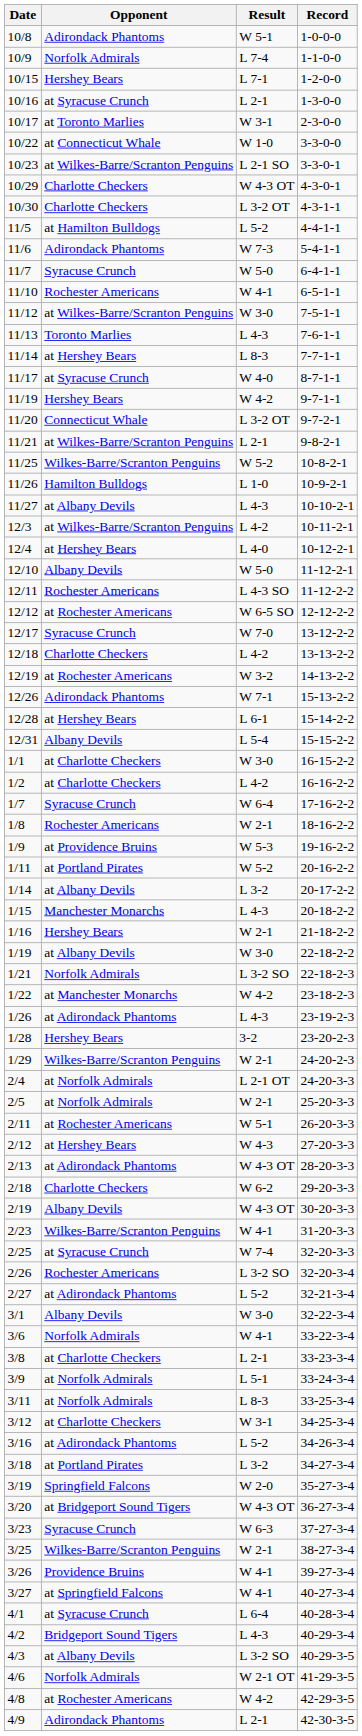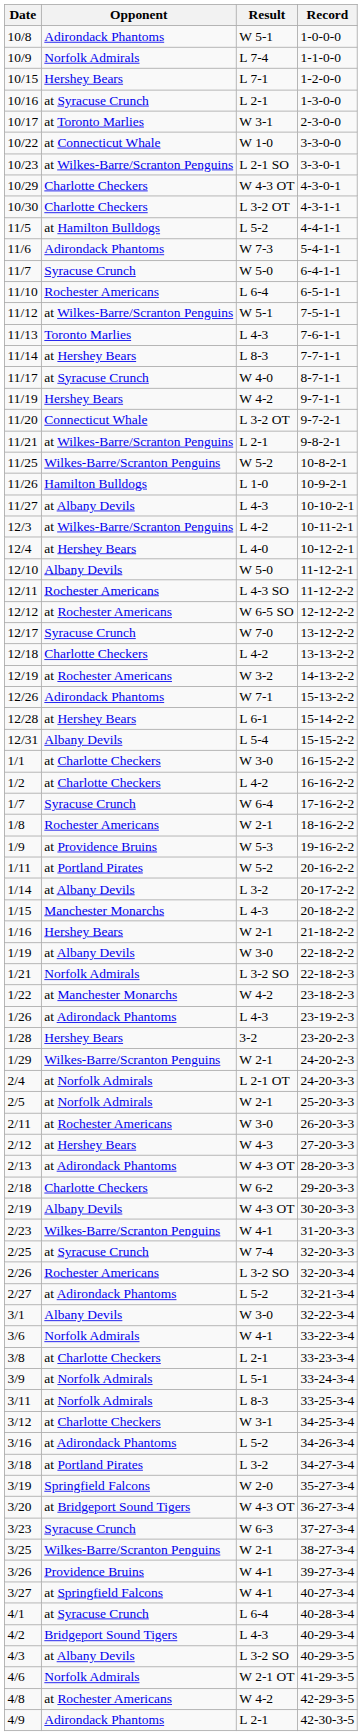(256, 292) W 4-1 -> (254, 292) L 6-4
(256, 313) W 3-0 -> (256, 313) W 5-1
(256, 1123) W 5-1 -> (256, 1123) W 3-0
